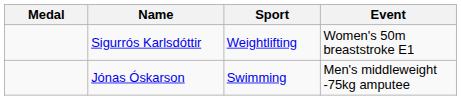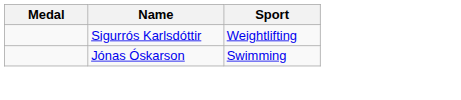- column: (388, 14)
